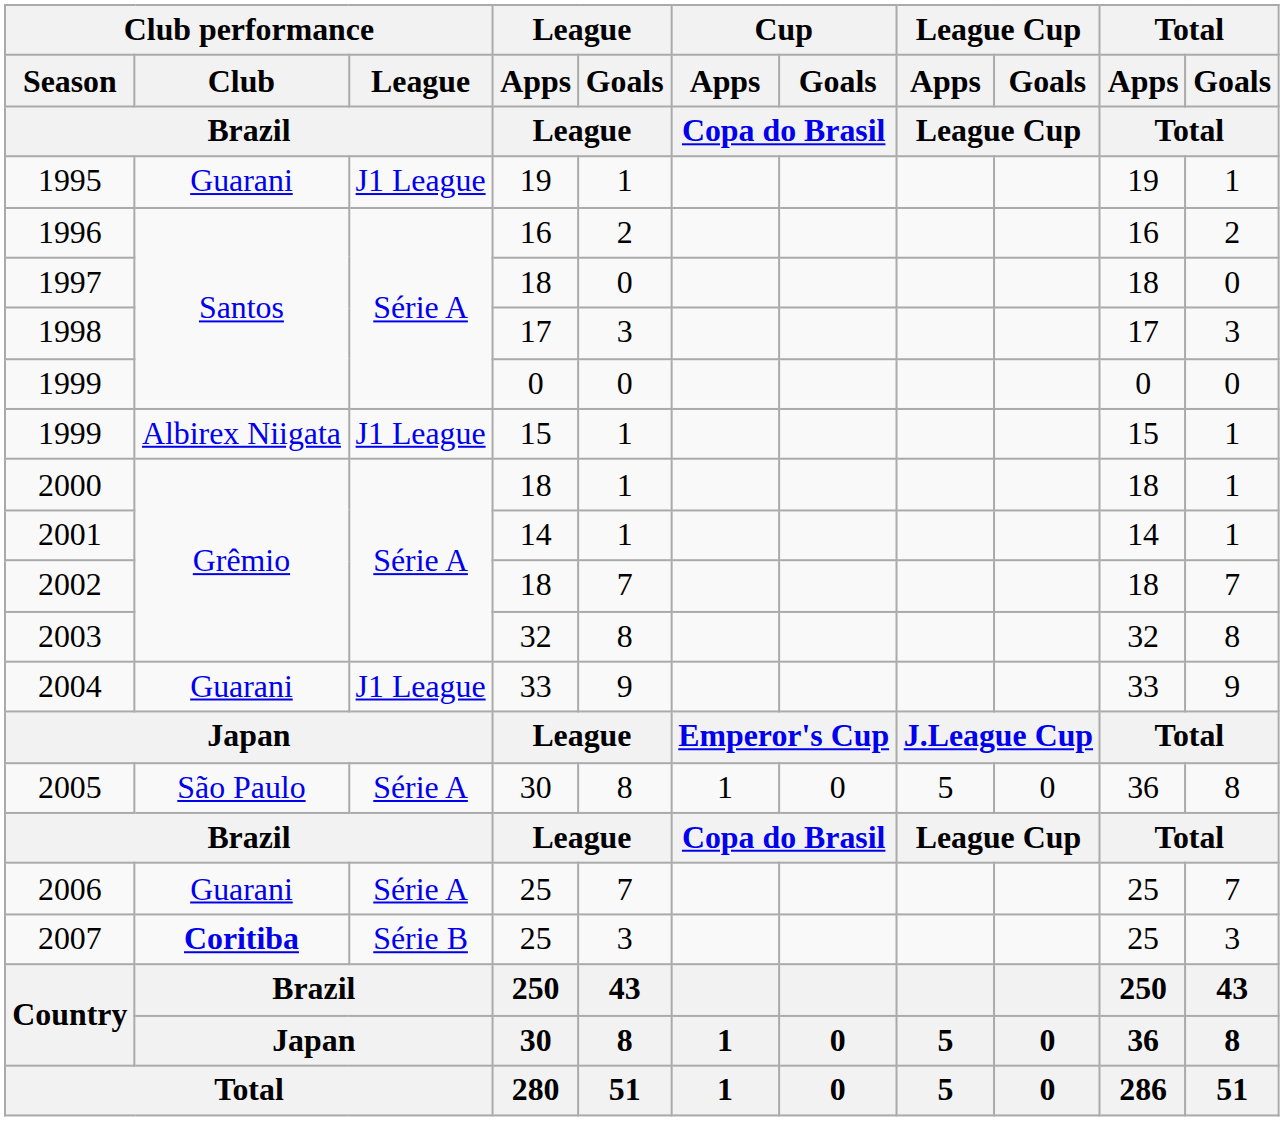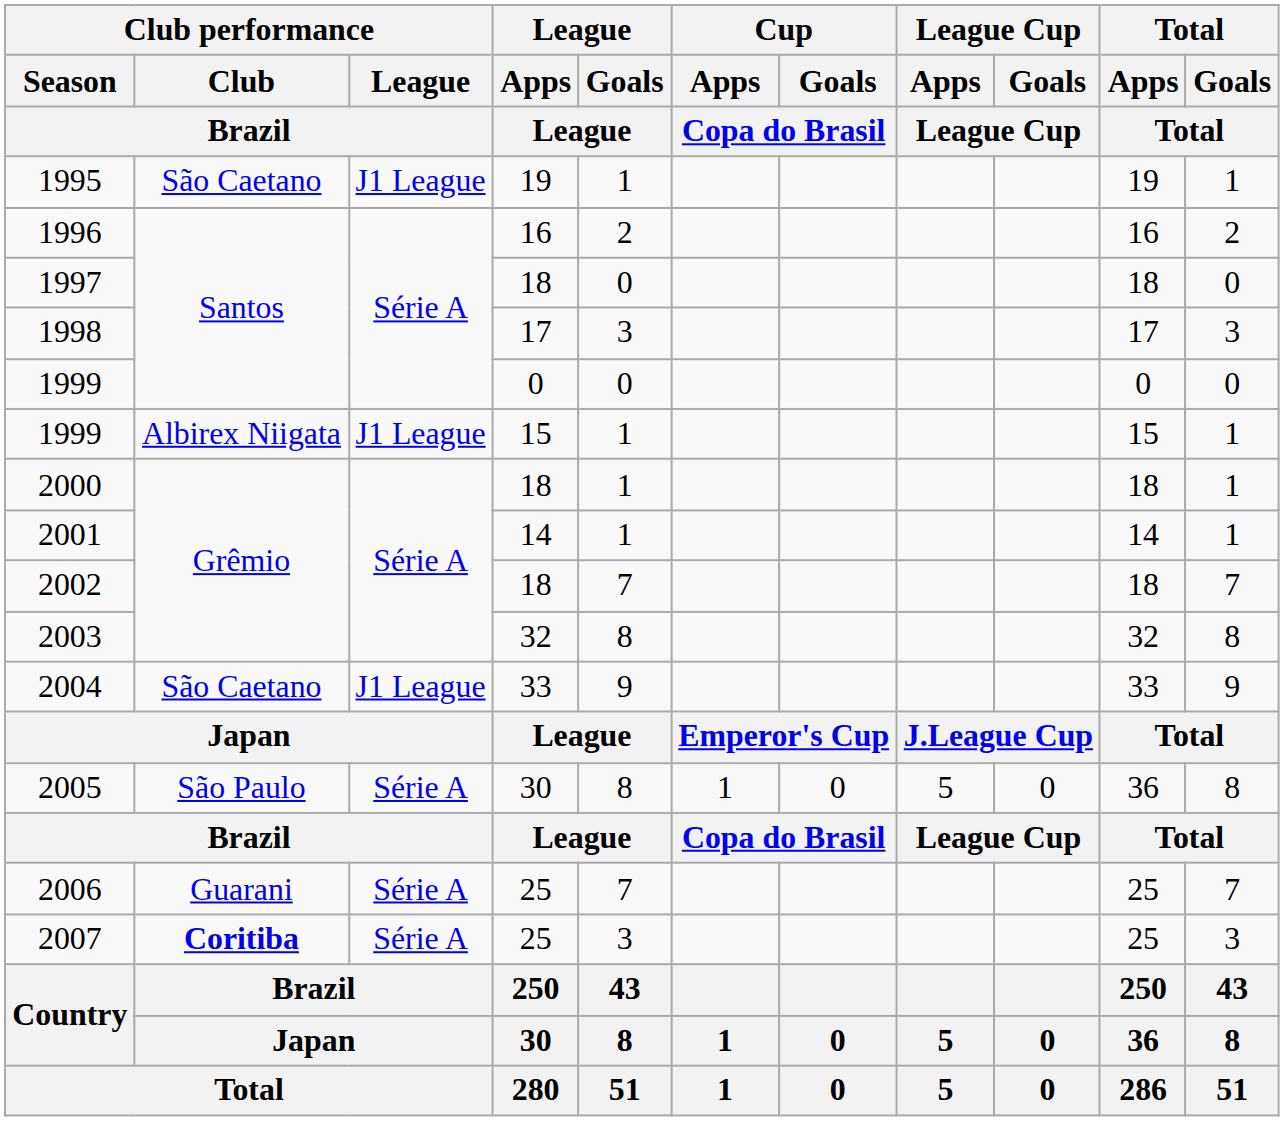(241, 181) Guarani -> (241, 181) São Caetano
(241, 686) Guarani -> (241, 686) São Caetano
(421, 938) Série B -> (421, 938) Série A
